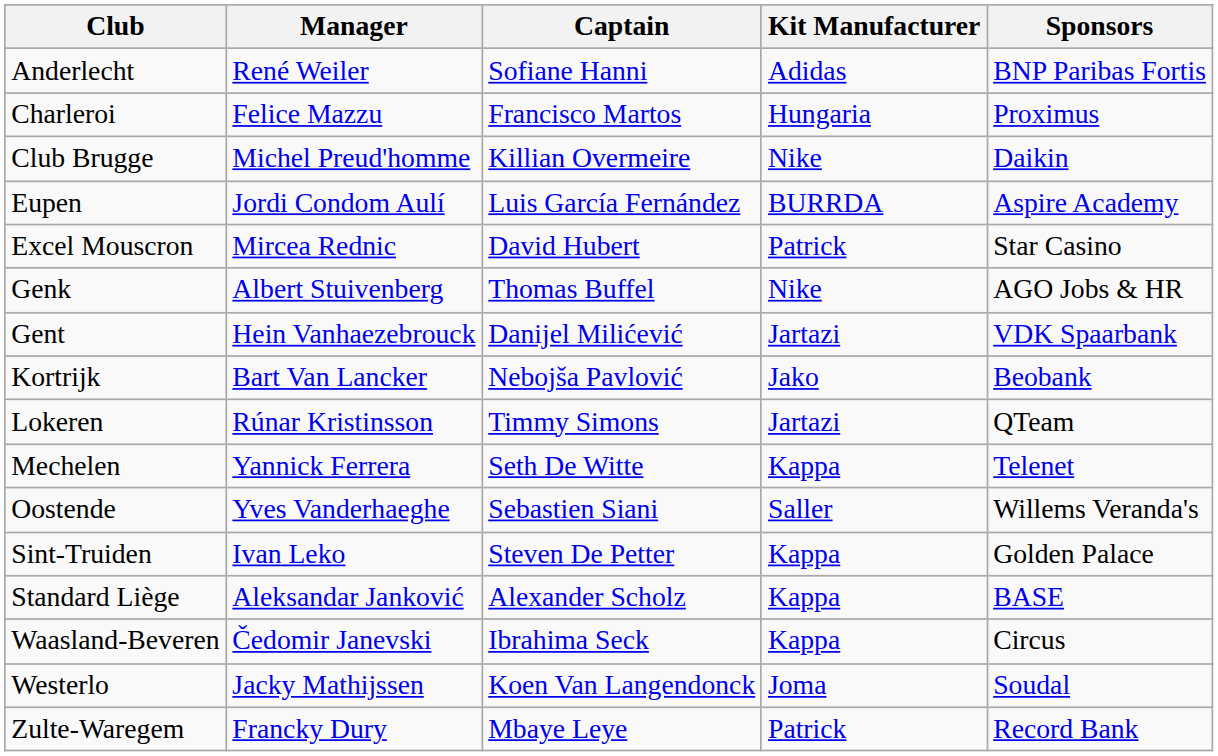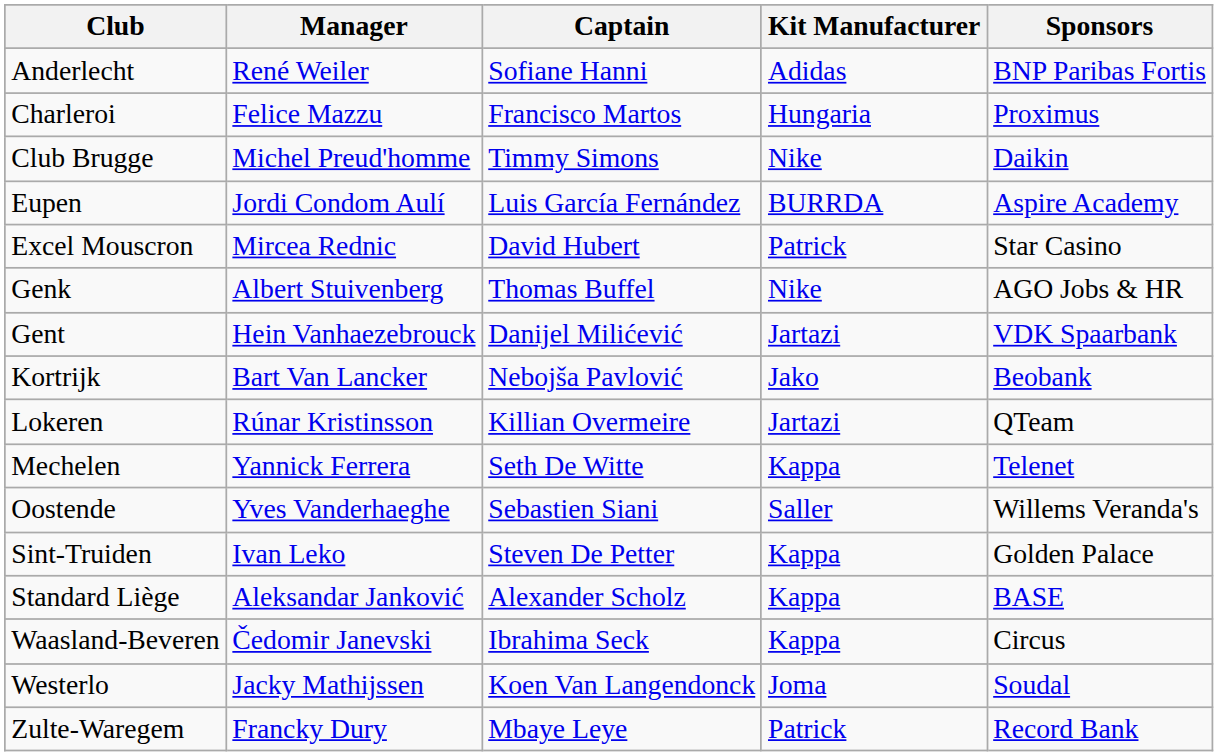(589, 158) Killian Overmeire -> (573, 158) Timmy Simons
(573, 421) Timmy Simons -> (589, 421) Killian Overmeire
